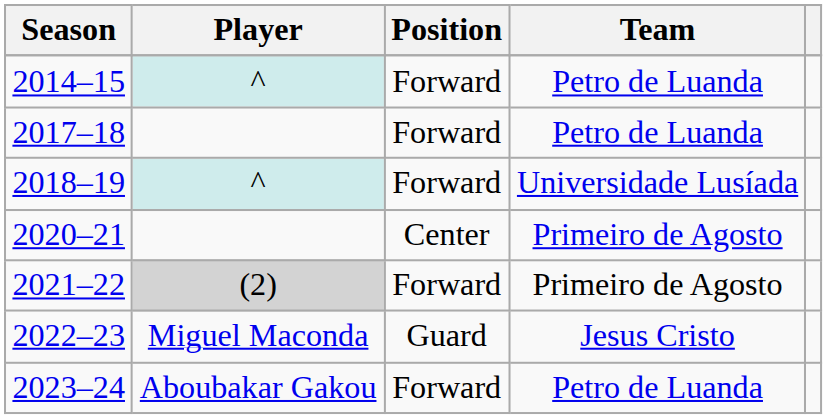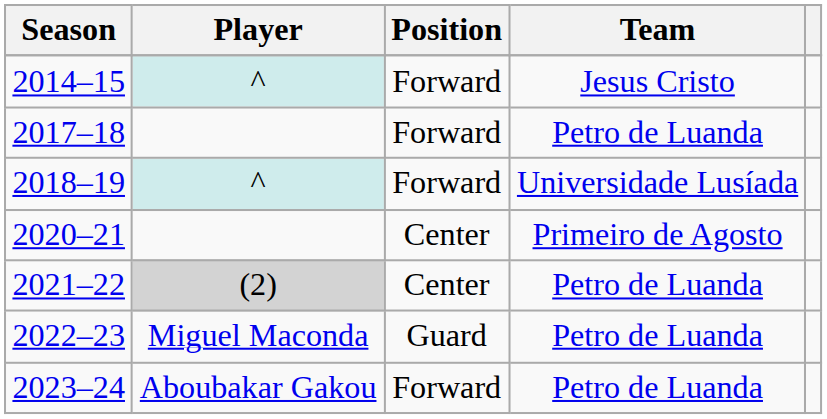(658, 81) Petro de Luanda -> (658, 81) Jesus Cristo
(447, 285) Forward -> (447, 285) Center
(658, 285) Primeiro de Agosto -> (658, 285) Petro de Luanda
(658, 336) Jesus Cristo -> (658, 336) Petro de Luanda
